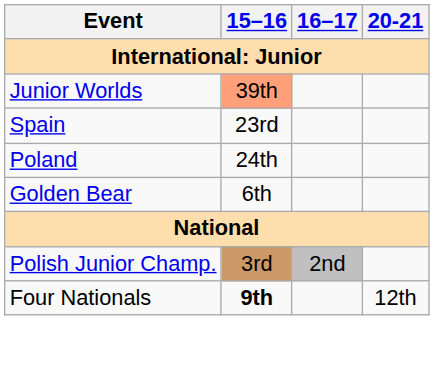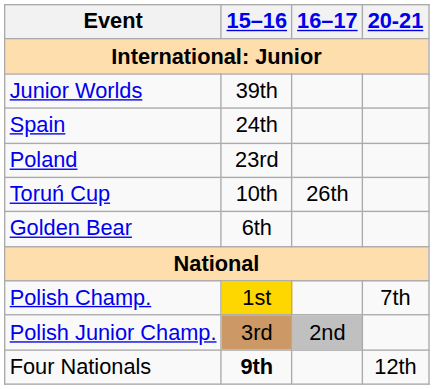(257, 90) lightsalmon background -> (257, 90) no background
(257, 125) 23rd -> (257, 125) 24th
(257, 159) 24th -> (257, 159) 23rd
+ row: (60, 194)
+ row: (80, 297)
